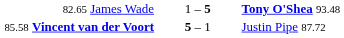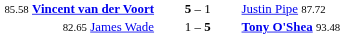rows swapped: (79, 26) <-> (108, 9)
